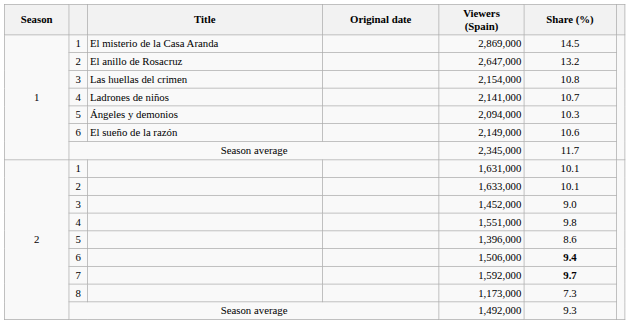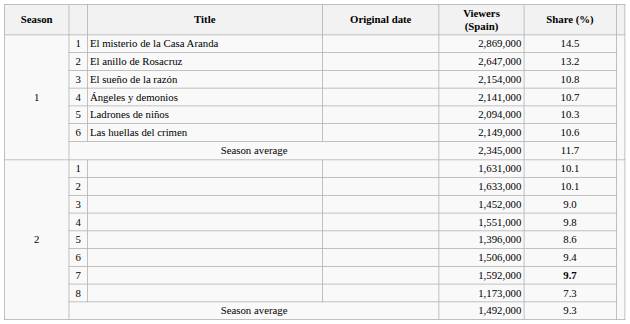(139, 79) Las huellas del crimen -> (134, 79) El sueño de la razón
(129, 97) Ladrones de niños -> (134, 97) Ángeles y demonios
(134, 115) Ángeles y demonios -> (129, 115) Ladrones de niños
(134, 133) El sueño de la razón -> (139, 133) Las huellas del crimen
(570, 257) bold -> (570, 257) normal
